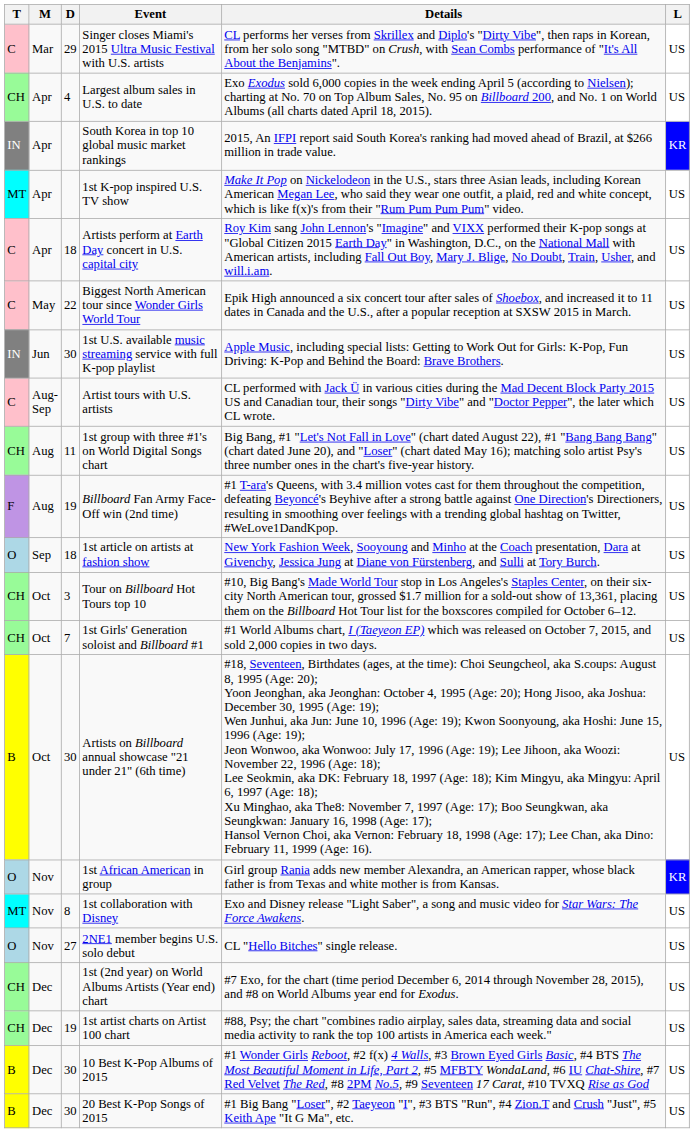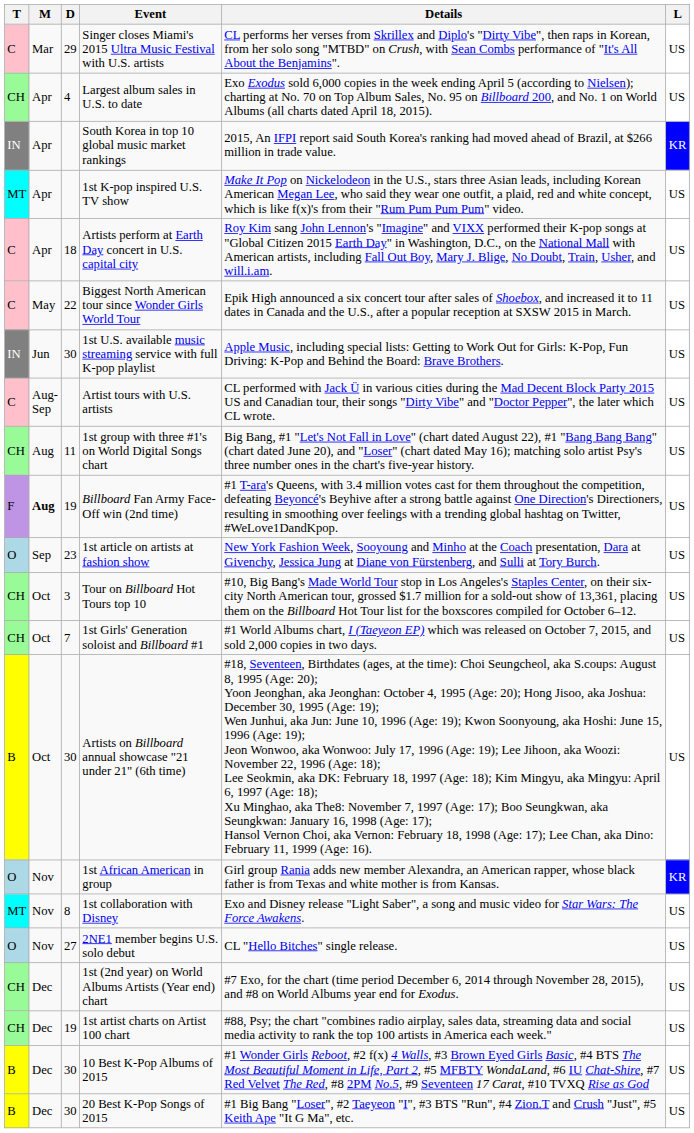(43, 506) normal -> (43, 506) bold
(70, 554) 18 -> (70, 554) 23
